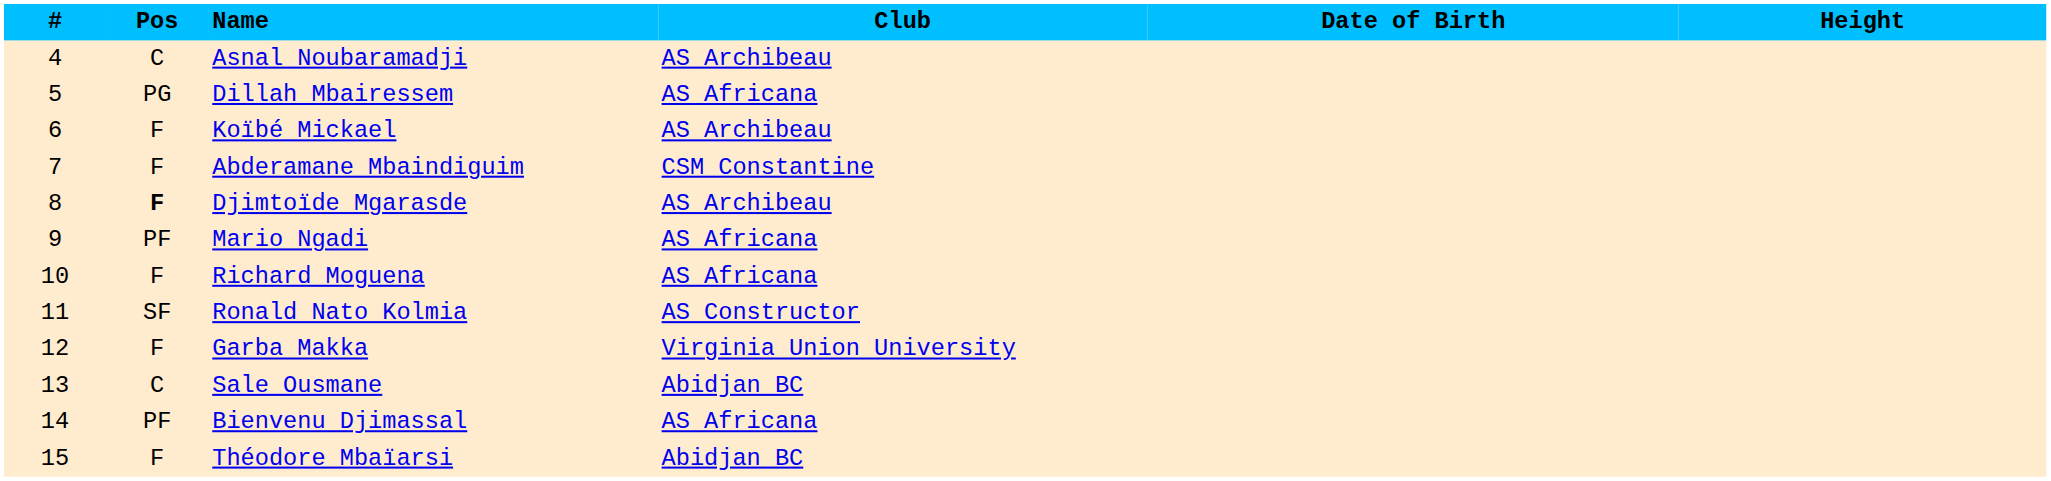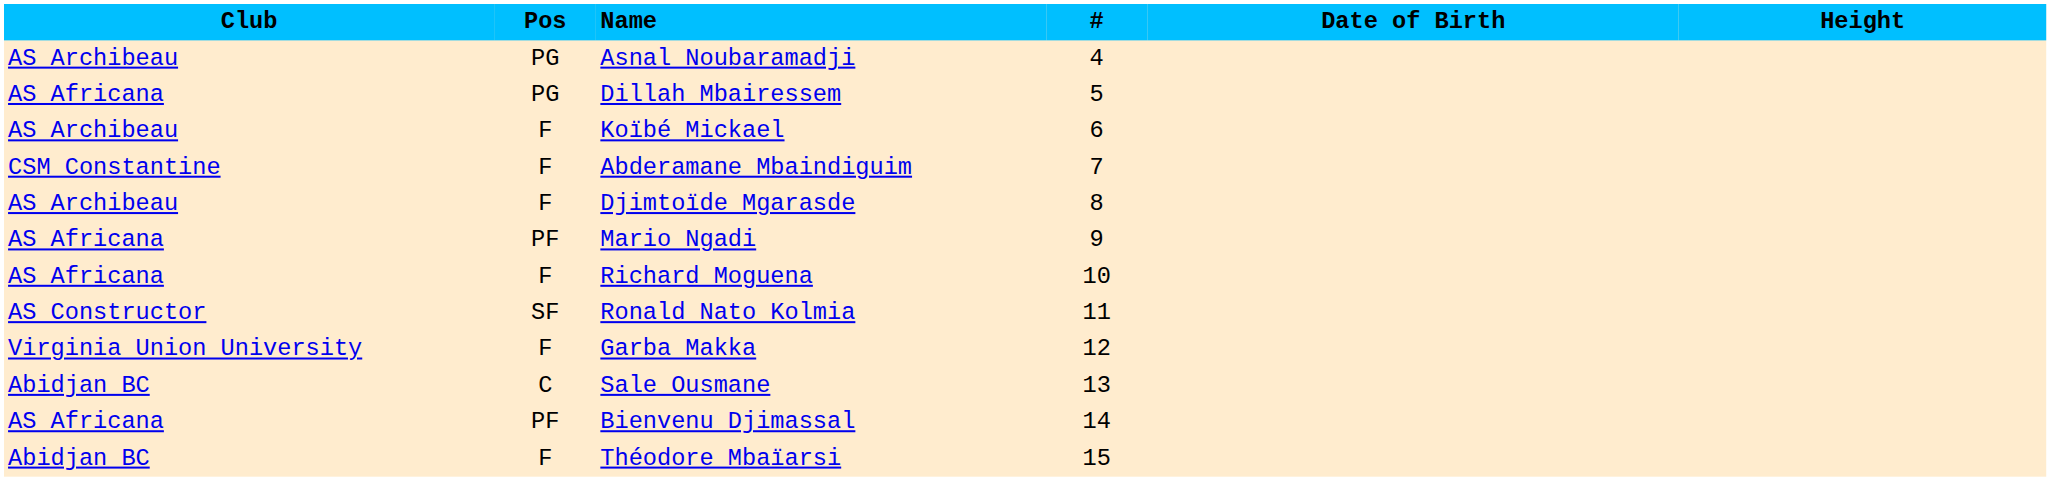columns swapped: (55, 22) <-> (903, 22)
(157, 59) C -> (545, 59) PG
(157, 204) bold -> (545, 204) normal
